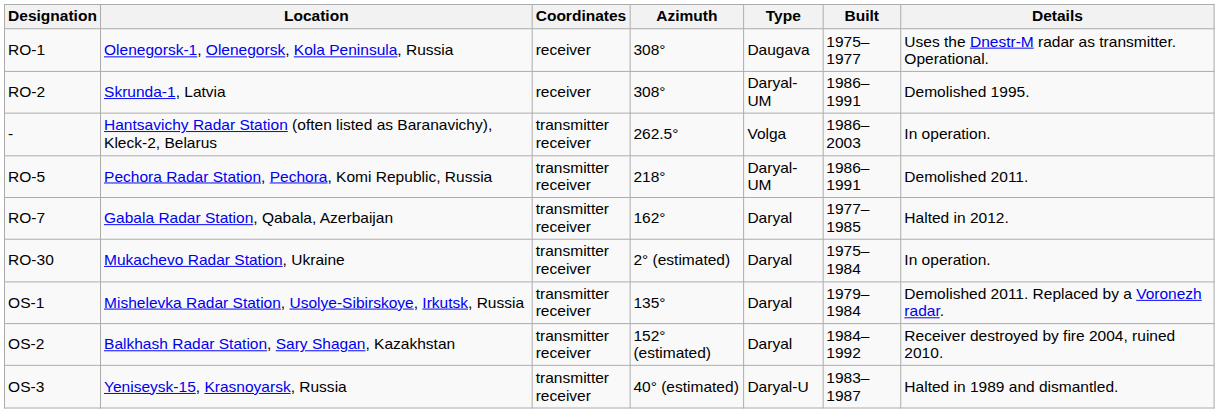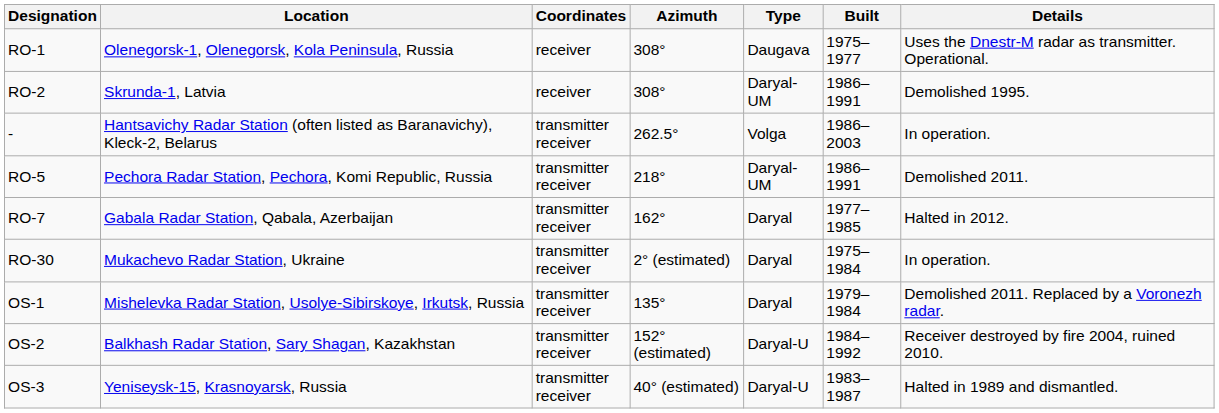(770, 344) Daryal -> (778, 344) Daryal-U
